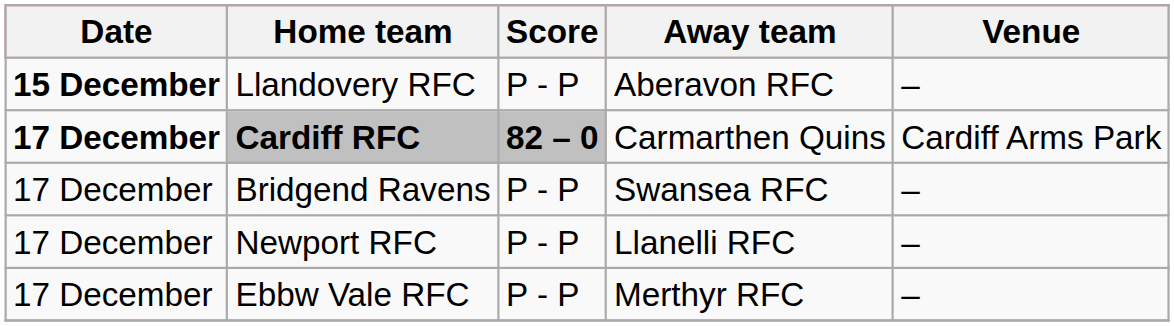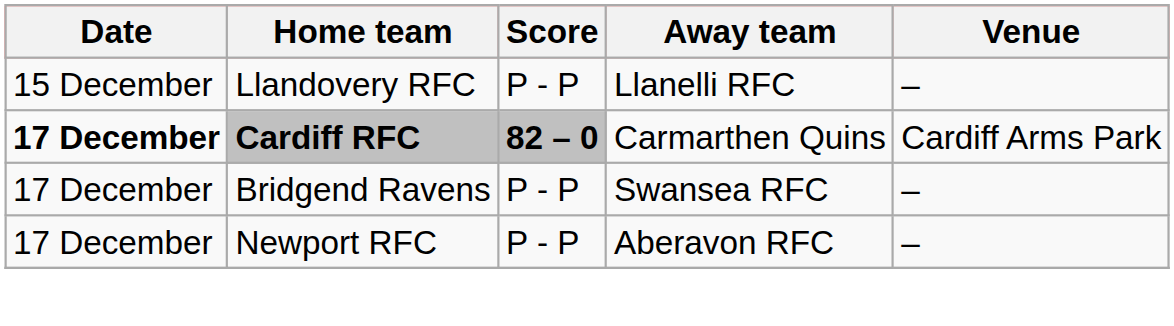(116, 84) bold -> (113, 84) normal
(724, 84) Aberavon RFC -> (705, 84) Llanelli RFC
(705, 242) Llanelli RFC -> (724, 242) Aberavon RFC
- row: (353, 295)
